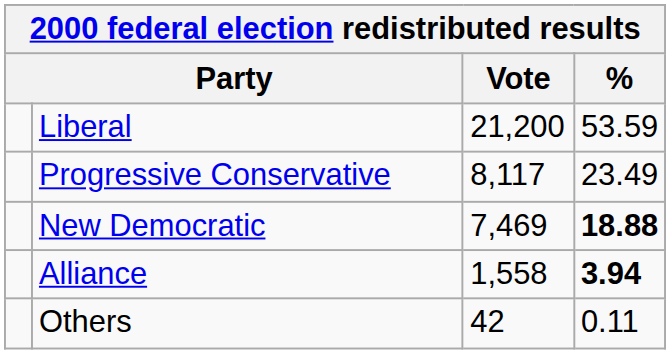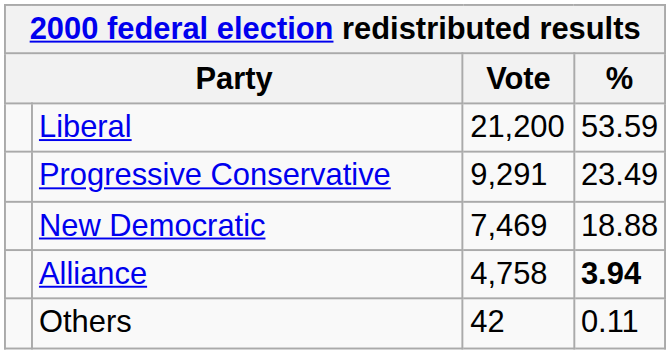(508, 175) 8,117 -> (509, 175) 9,291
(620, 224) bold -> (620, 224) normal
(509, 273) 1,558 -> (509, 273) 4,758
